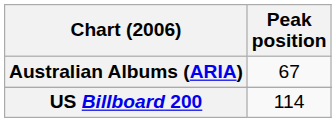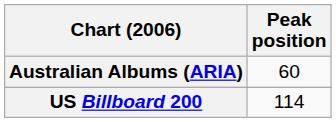(289, 71) 67 -> (289, 71) 60
